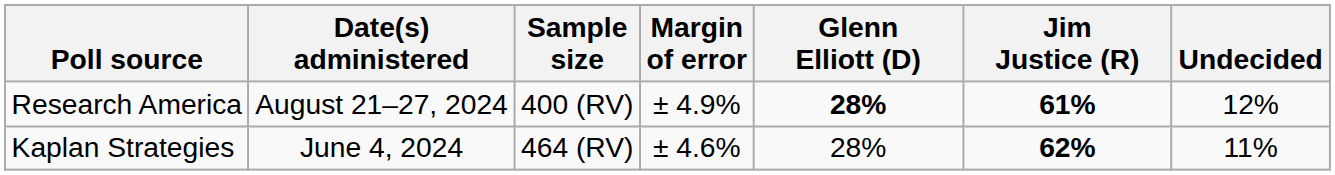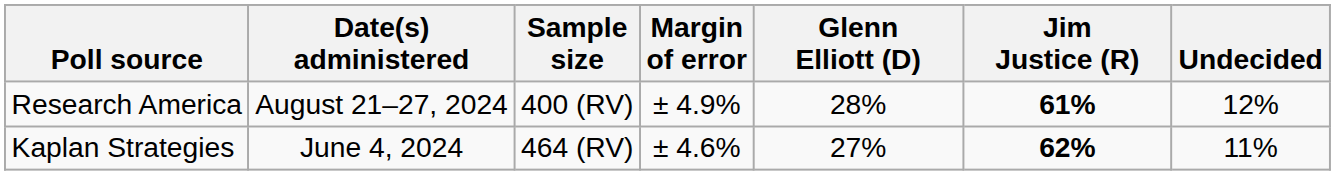(858, 104) bold -> (858, 104) normal
(858, 148) 28% -> (858, 148) 27%
